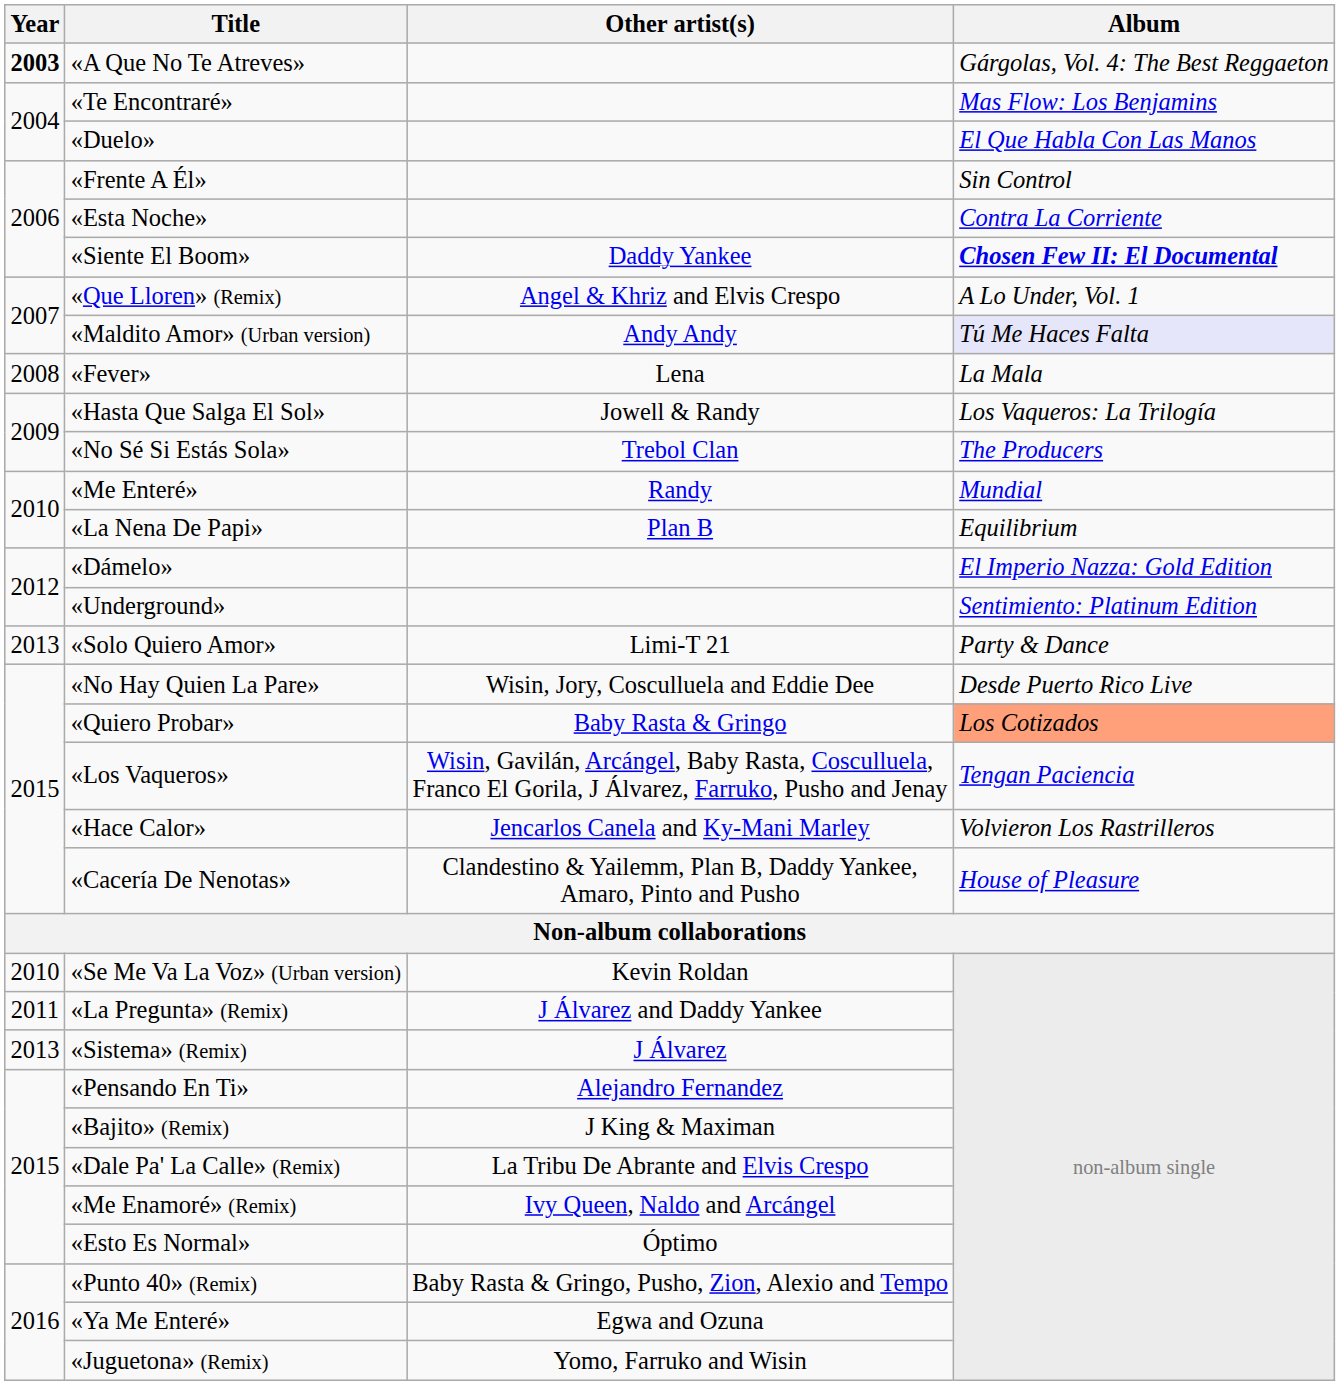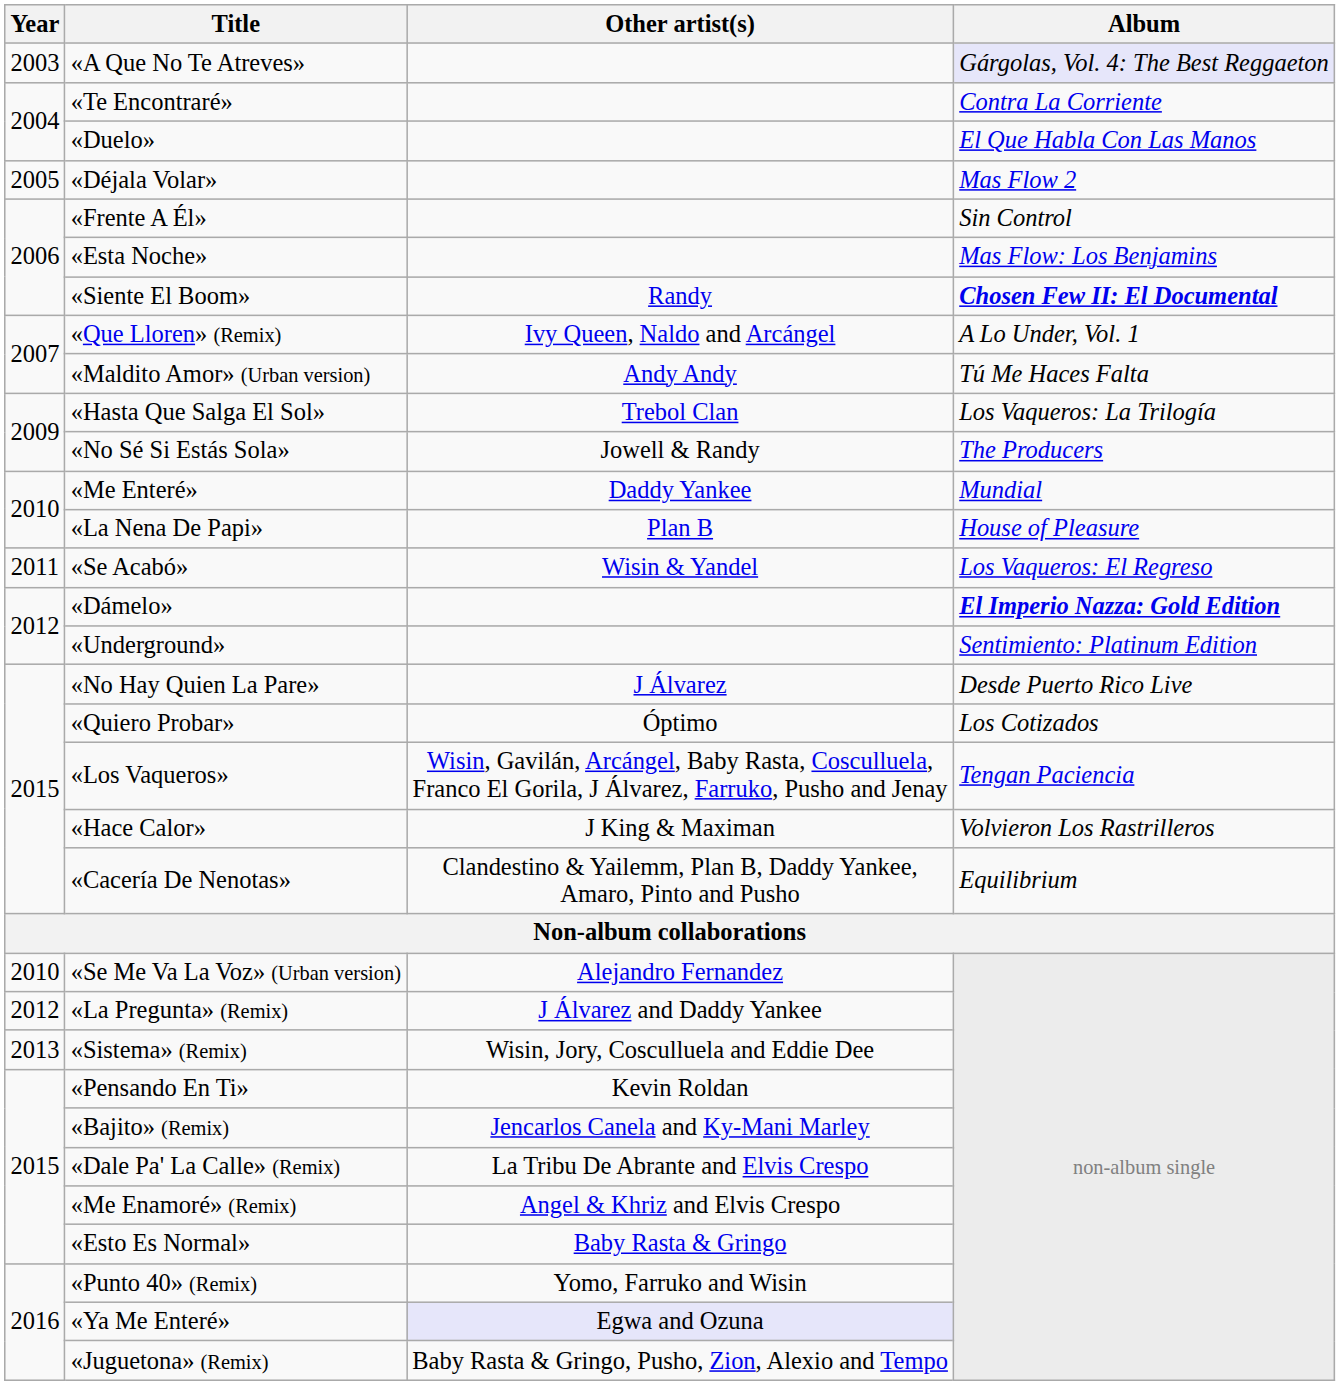(35, 62) bold -> (35, 62) normal
(1144, 62) no background -> (1144, 62) lavender background
(1088, 101) Mas Flow: Los Benjamins -> (1061, 101) Contra La Corriente
+ row: (144, 179)
(1061, 218) Contra La Corriente -> (1088, 256) Mas Flow: Los Benjamins
(680, 256) Daddy Yankee -> (680, 295) Randy
(680, 295) Angel & Khriz and Elvis Crespo -> (680, 334) Ivy Queen, Naldo and Arcángel
(1054, 334) lavender background -> (1054, 373) no background
- row: (111, 373)
(680, 412) Jowell & Randy -> (680, 412) Trebol Clan
(680, 450) Trebol Clan -> (680, 450) Jowell & Randy
(680, 489) Randy -> (680, 489) Daddy Yankee
(1018, 528) Equilibrium -> (1049, 528) House of Pleasure
+ row: (129, 567)
(1116, 567) normal -> (1120, 606) bold
- row: (173, 645)
(680, 683) Wisin, Jory, Cosculluela and Eddie Dee -> (680, 683) J Álvarez
(680, 722) Baby Rasta & Gringo -> (680, 722) Óptimo
(1029, 722) lightsalmon background -> (1029, 722) no background
(680, 827) Jencarlos Canela and Ky-Mani Marley -> (680, 827) J King & Maximan
(1049, 880) House of Pleasure -> (1018, 880) Equilibrium
(680, 971) Kevin Roldan -> (680, 971) Alejandro Fernandez
(35, 1010) 2011 -> (35, 1010) 2012
(680, 1049) J Álvarez -> (680, 1049) Wisin, Jory, Cosculluela and Eddie Dee
(680, 1088) Alejandro Fernandez -> (680, 1088) Kevin Roldan
(680, 1127) J King & Maximan -> (680, 1127) Jencarlos Canela and Ky-Mani Marley
(680, 1204) Ivy Queen, Naldo and Arcángel -> (680, 1204) Angel & Khriz and Elvis Crespo
(680, 1243) Óptimo -> (680, 1243) Baby Rasta & Gringo
(680, 1282) Baby Rasta & Gringo, Pusho, Zion, Alexio and Tempo -> (680, 1282) Yomo, Farruko and Wisin
(680, 1321) no background -> (680, 1321) lavender background
(680, 1360) Yomo, Farruko and Wisin -> (680, 1360) Baby Rasta & Gringo, Pusho, Zion, Alexio and Tempo
